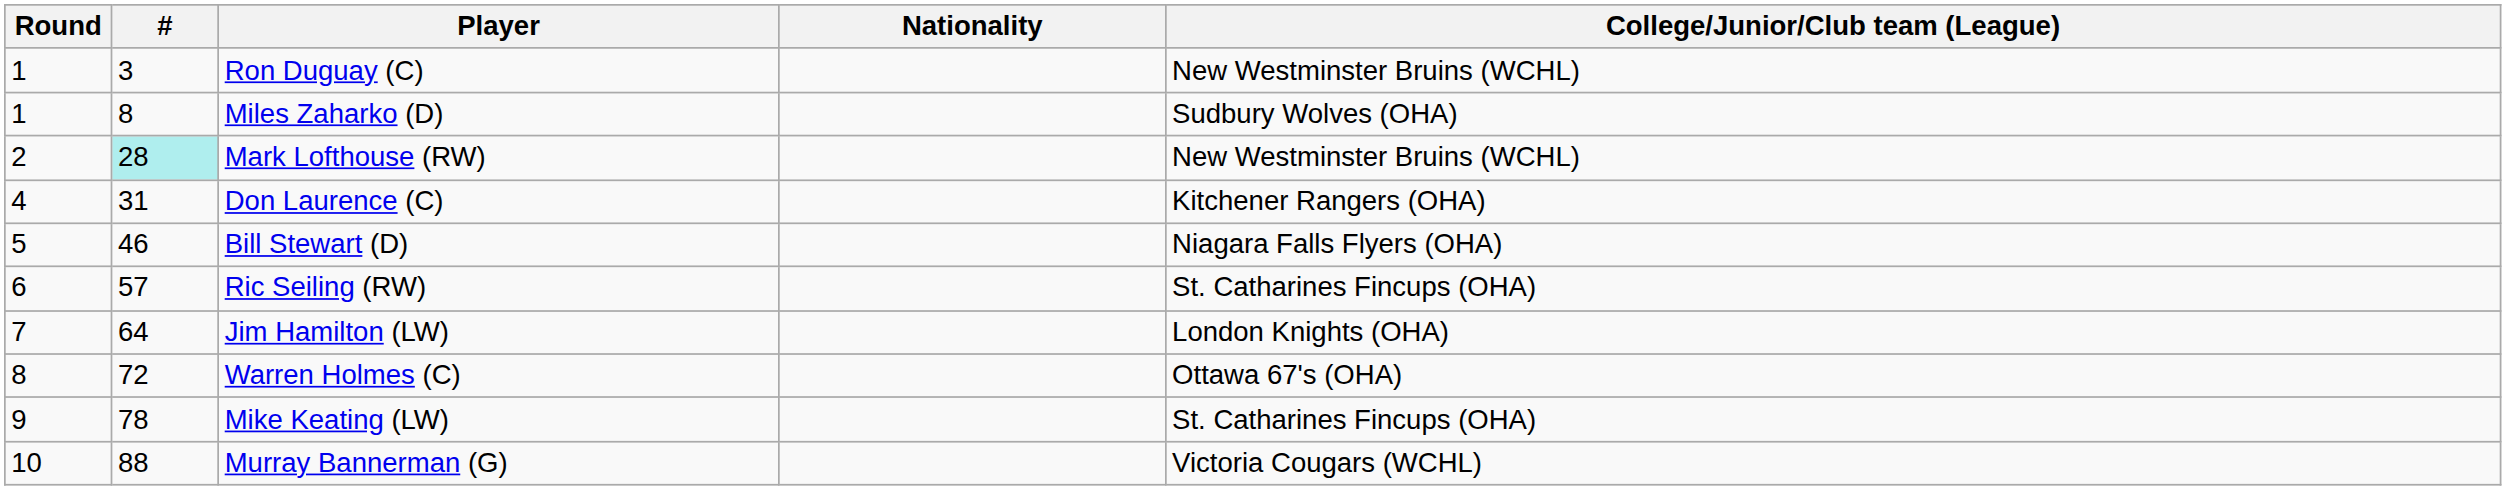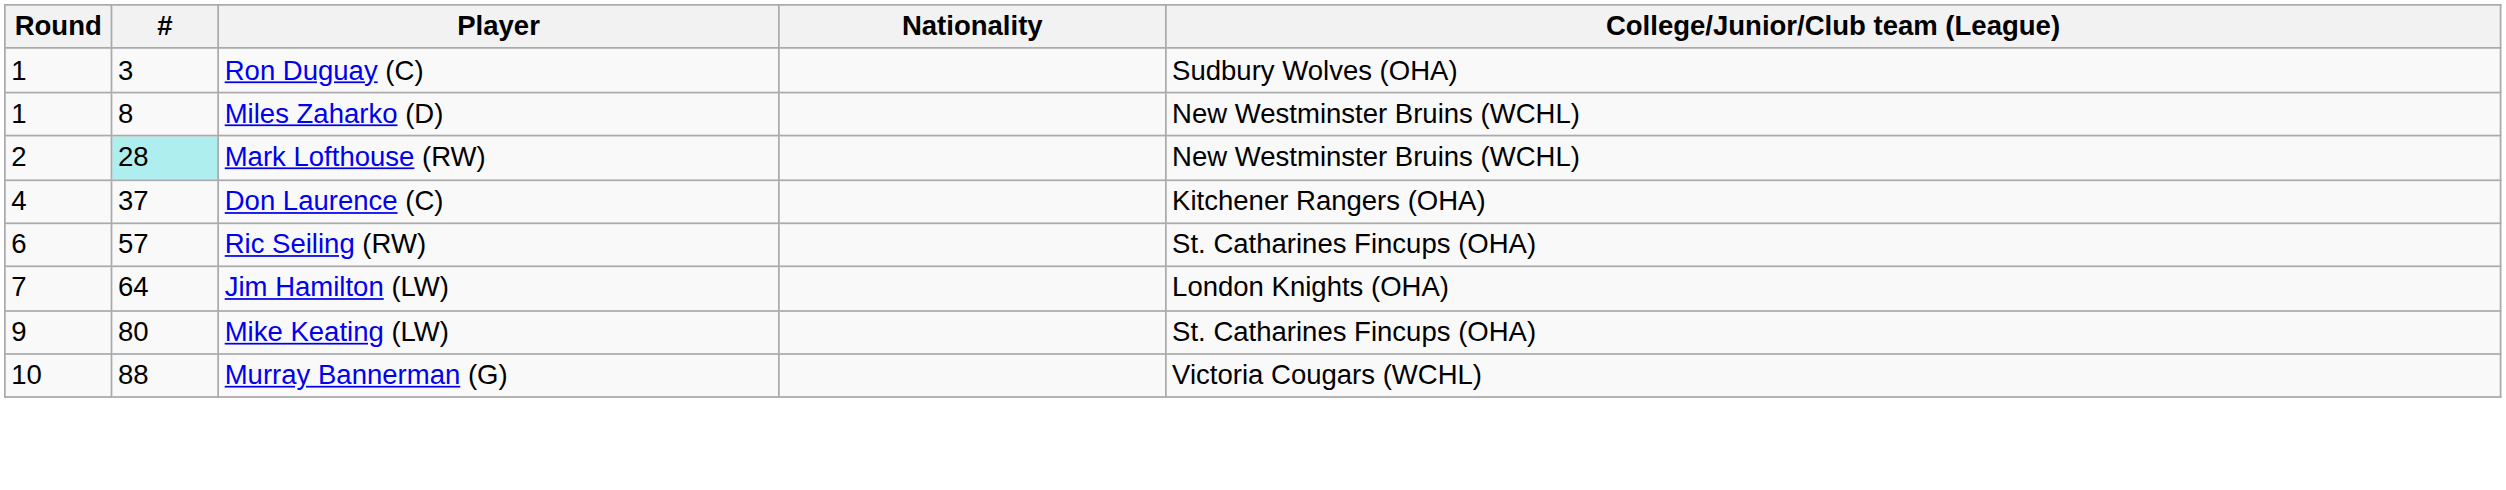(1376, 69) New Westminster Bruins (WCHL) -> (1315, 69) Sudbury Wolves (OHA)
(1315, 113) Sudbury Wolves (OHA) -> (1376, 113) New Westminster Bruins (WCHL)
(133, 200) 31 -> (133, 200) 37
- row: (316, 244)
- row: (343, 375)
(133, 419) 78 -> (133, 331) 80
